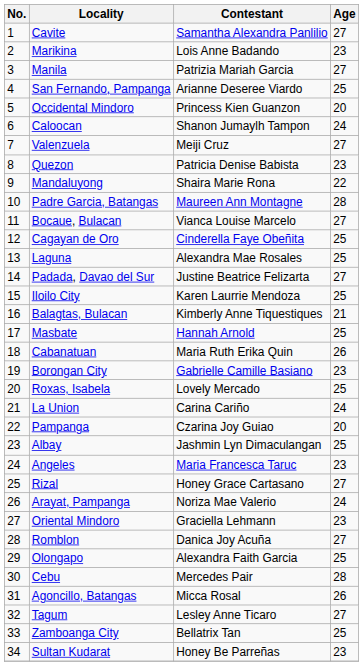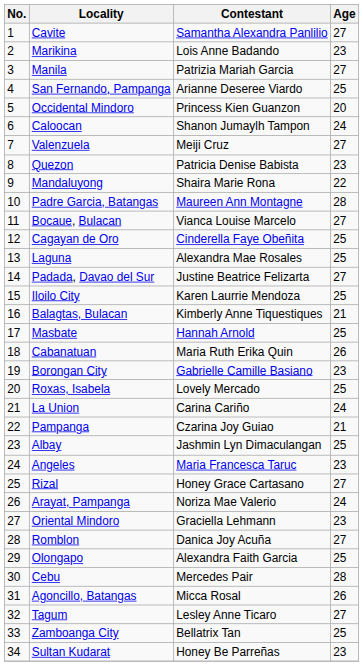(340, 427) 20 -> (340, 427) 21
